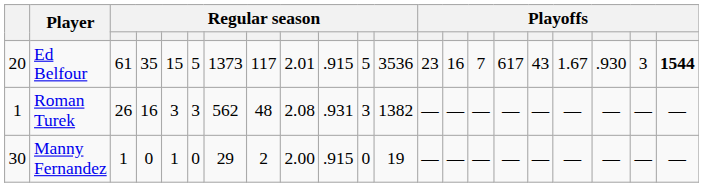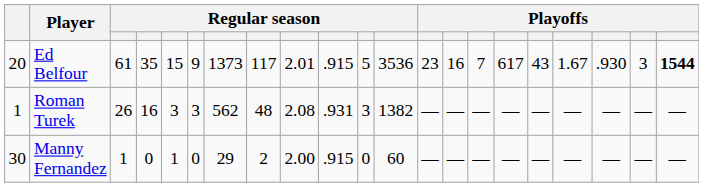(196, 63) 5 -> (196, 63) 9
(396, 158) 19 -> (396, 158) 60
